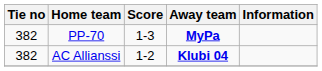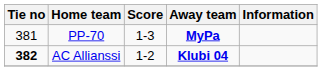(26, 35) 382 -> (26, 35) 381
(26, 55) normal -> (26, 55) bold
